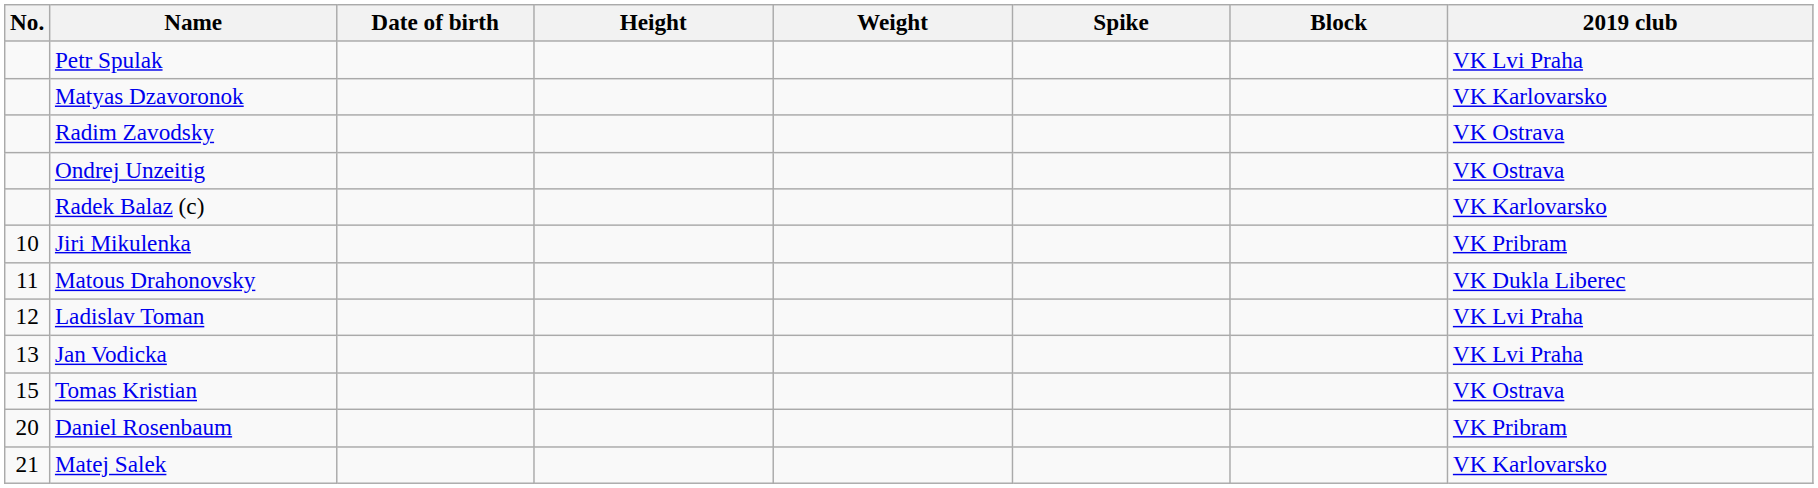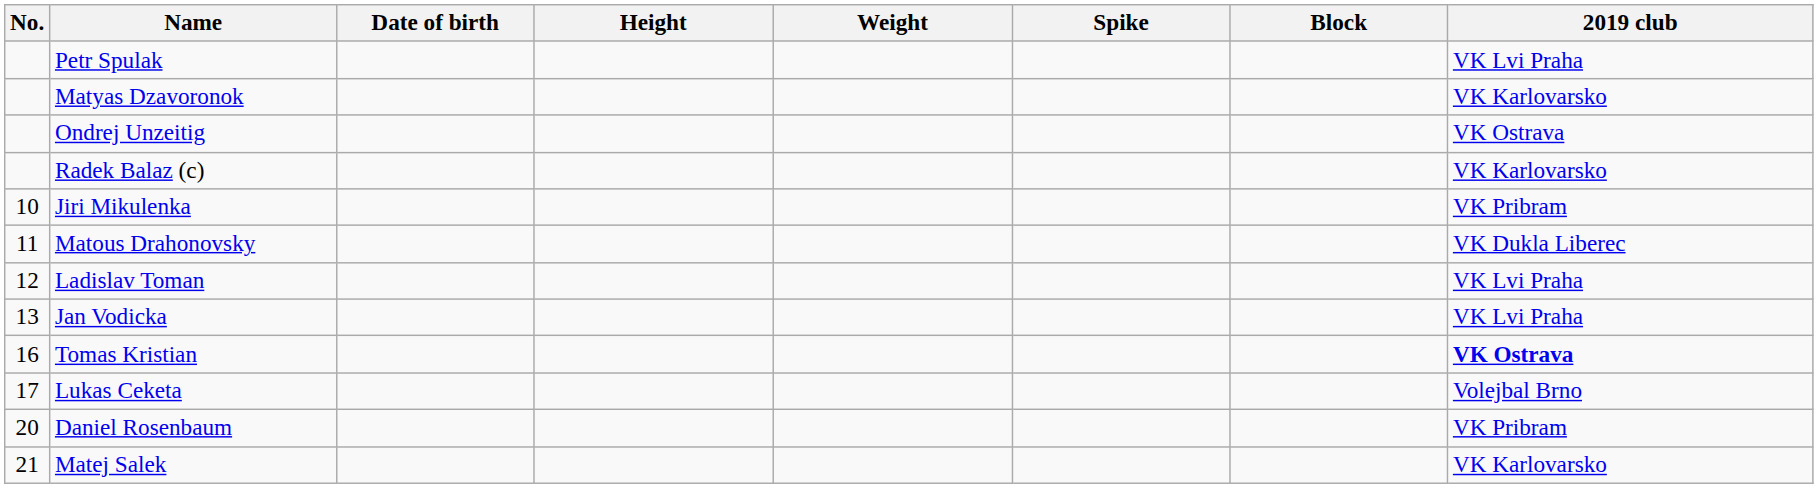- row: (135, 133)
(27, 390) 15 -> (27, 354) 16
(1509, 390) normal -> (1513, 354) bold
+ row: (118, 390)
